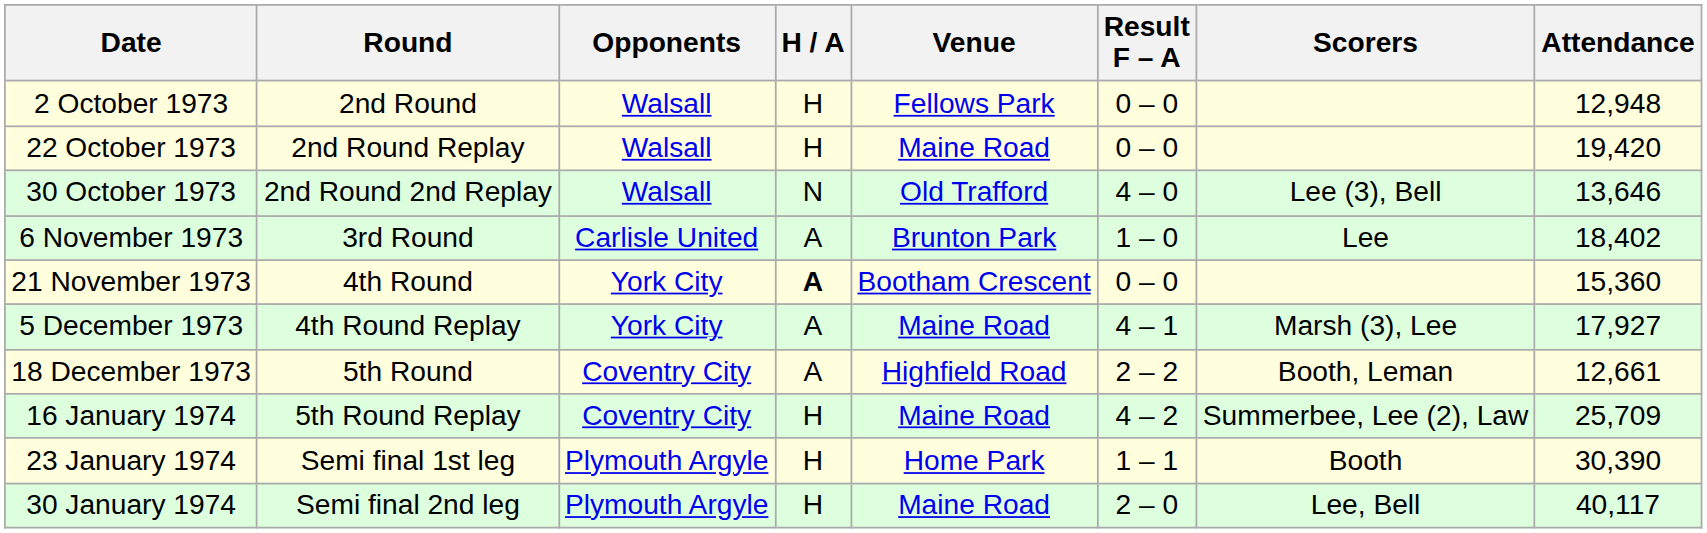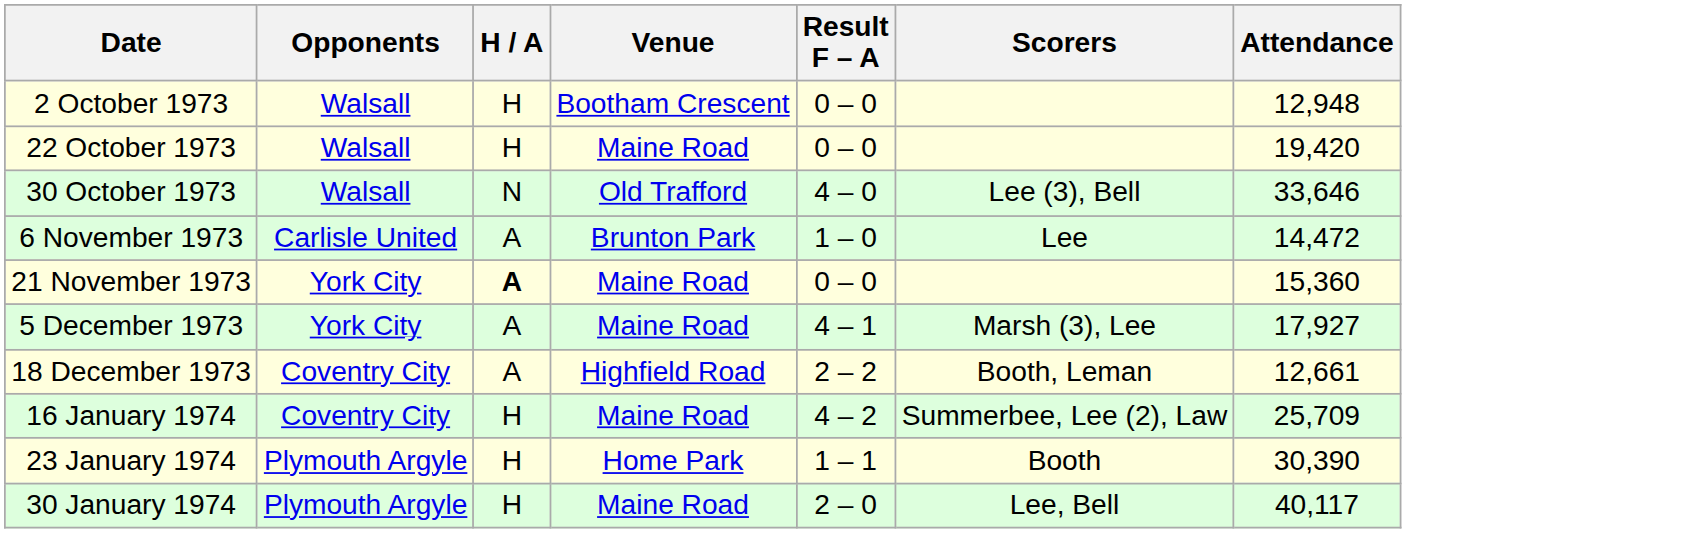- column: (408, 42)
(974, 103) Fellows Park -> (673, 103) Bootham Crescent
(1618, 192) 13,646 -> (1317, 192) 33,646
(1618, 237) 18,402 -> (1317, 237) 14,472
(974, 281) Bootham Crescent -> (673, 281) Maine Road
